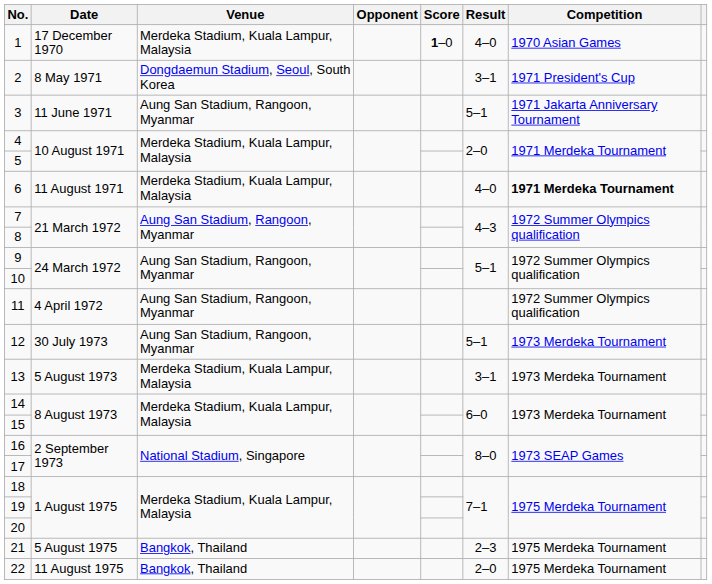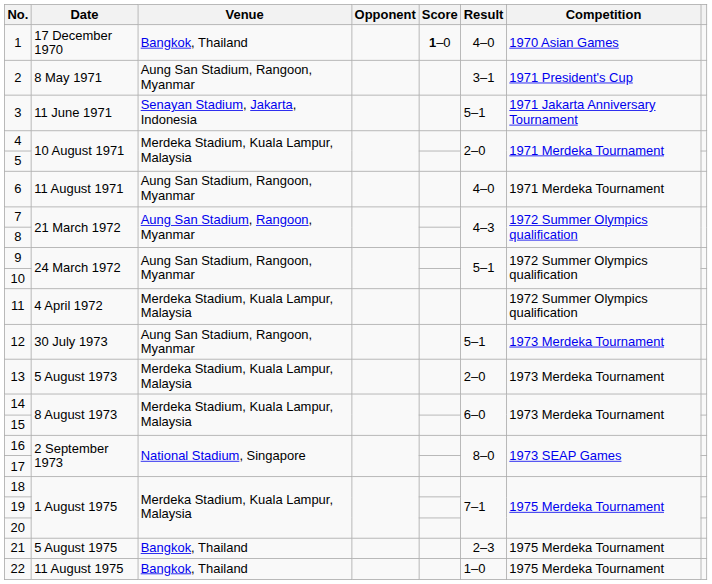(236, 42) Merdeka Stadium, Kuala Lampur, Malaysia -> (194, 42) Bangkok, Thailand
(245, 77) Dongdaemun Stadium, Seoul, South Korea -> (226, 77) Aung San Stadium, Rangoon, Myanmar
(226, 112) Aung San Stadium, Rangoon, Myanmar -> (218, 112) Senayan Stadium, Jakarta, Indonesia
(236, 189) Merdeka Stadium, Kuala Lampur, Malaysia -> (226, 189) Aung San Stadium, Rangoon, Myanmar
(593, 189) bold -> (587, 189) normal
(226, 306) Aung San Stadium, Rangoon, Myanmar -> (237, 306) Merdeka Stadium, Kuala Lampur, Malaysia
(486, 376) 3–1 -> (475, 376) 2–0
(486, 569) 2–0 -> (475, 569) 1–0
